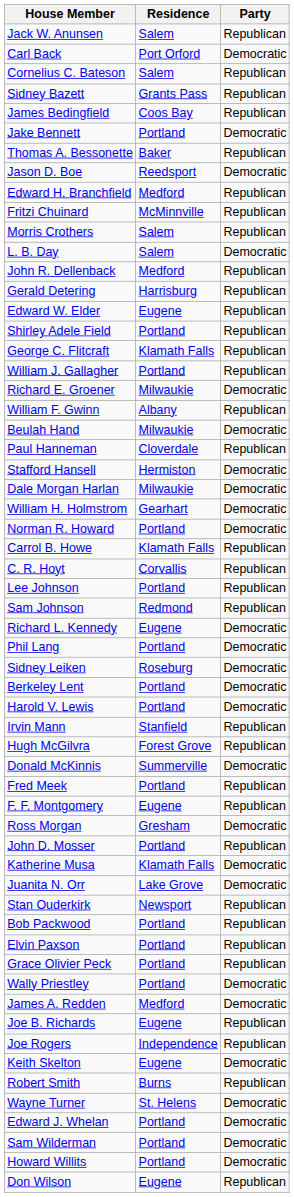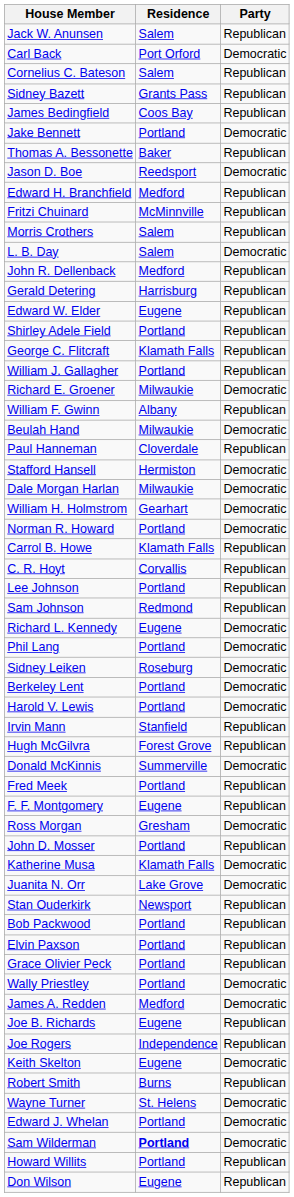(162, 1142) normal -> (164, 1142) bold
(255, 1162) Democratic -> (255, 1162) Republican
